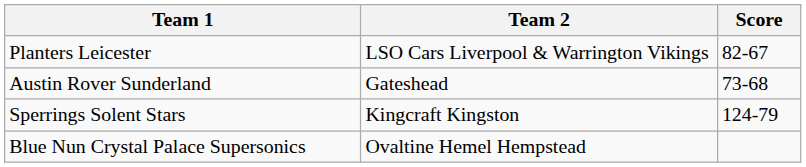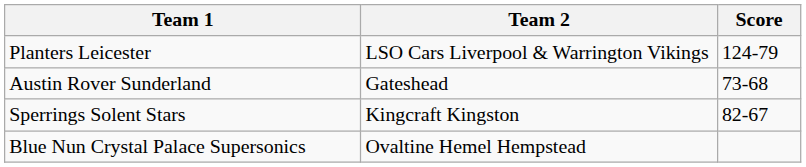(745, 51) 82-67 -> (750, 51) 124-79
(750, 114) 124-79 -> (745, 114) 82-67
